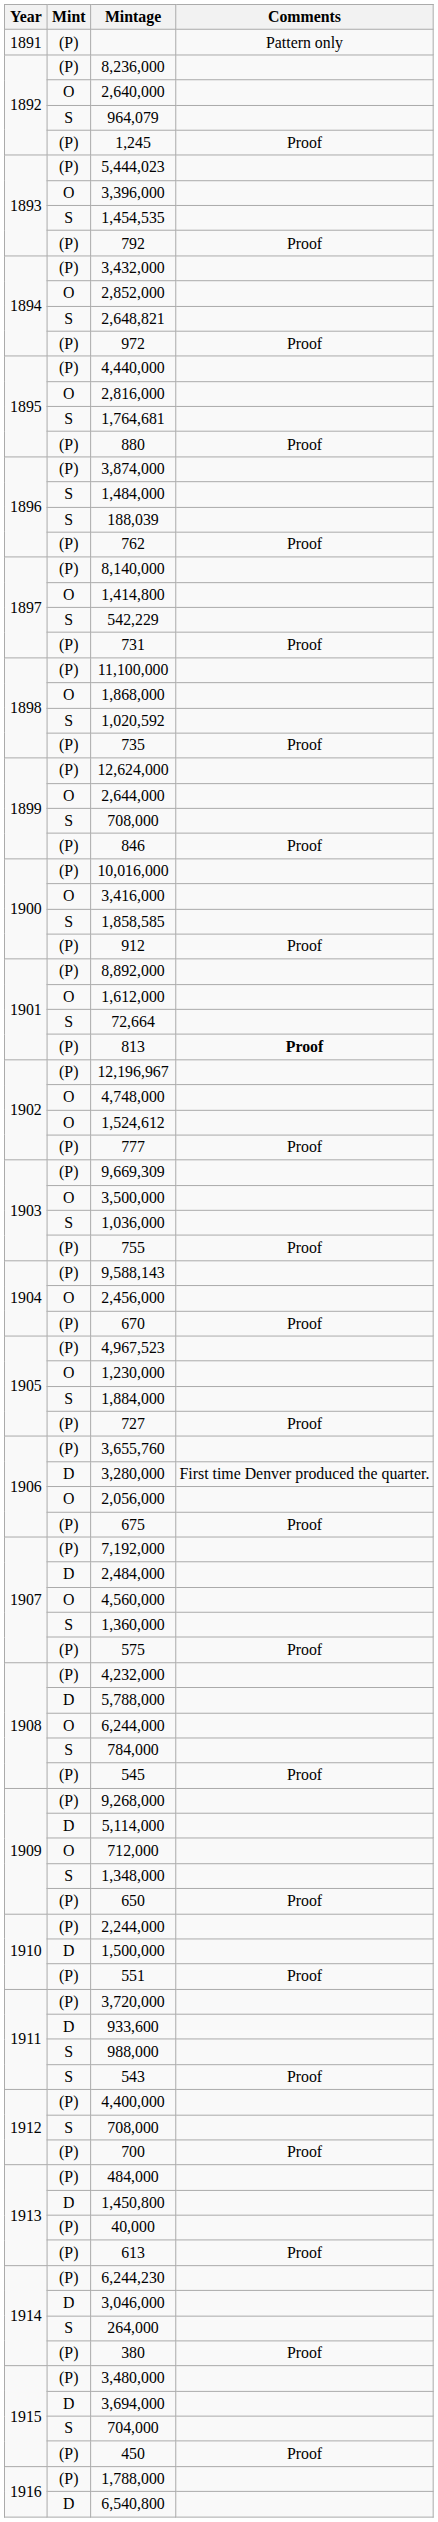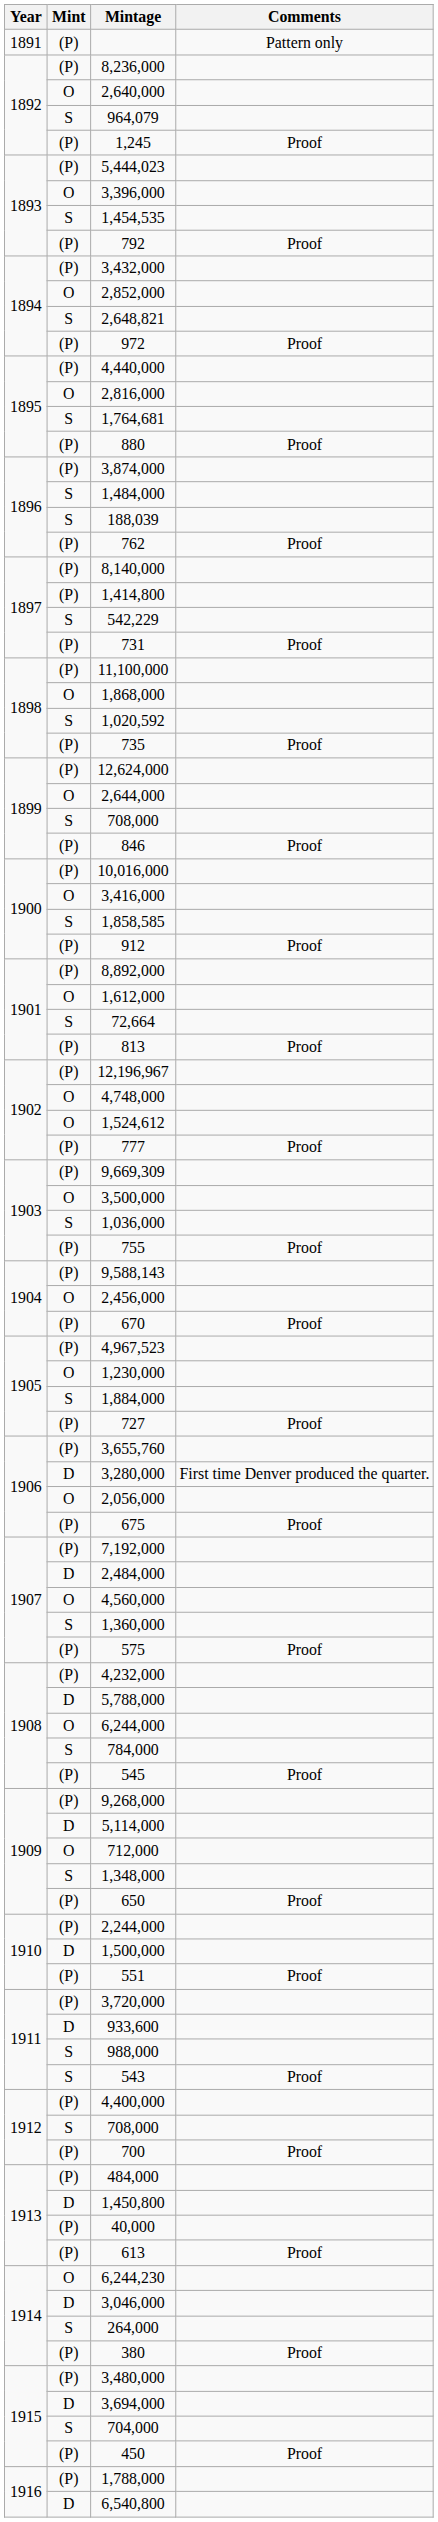(69, 594) O -> (69, 594) (P)
(304, 1047) bold -> (304, 1047) normal
(69, 2277) (P) -> (69, 2277) O
